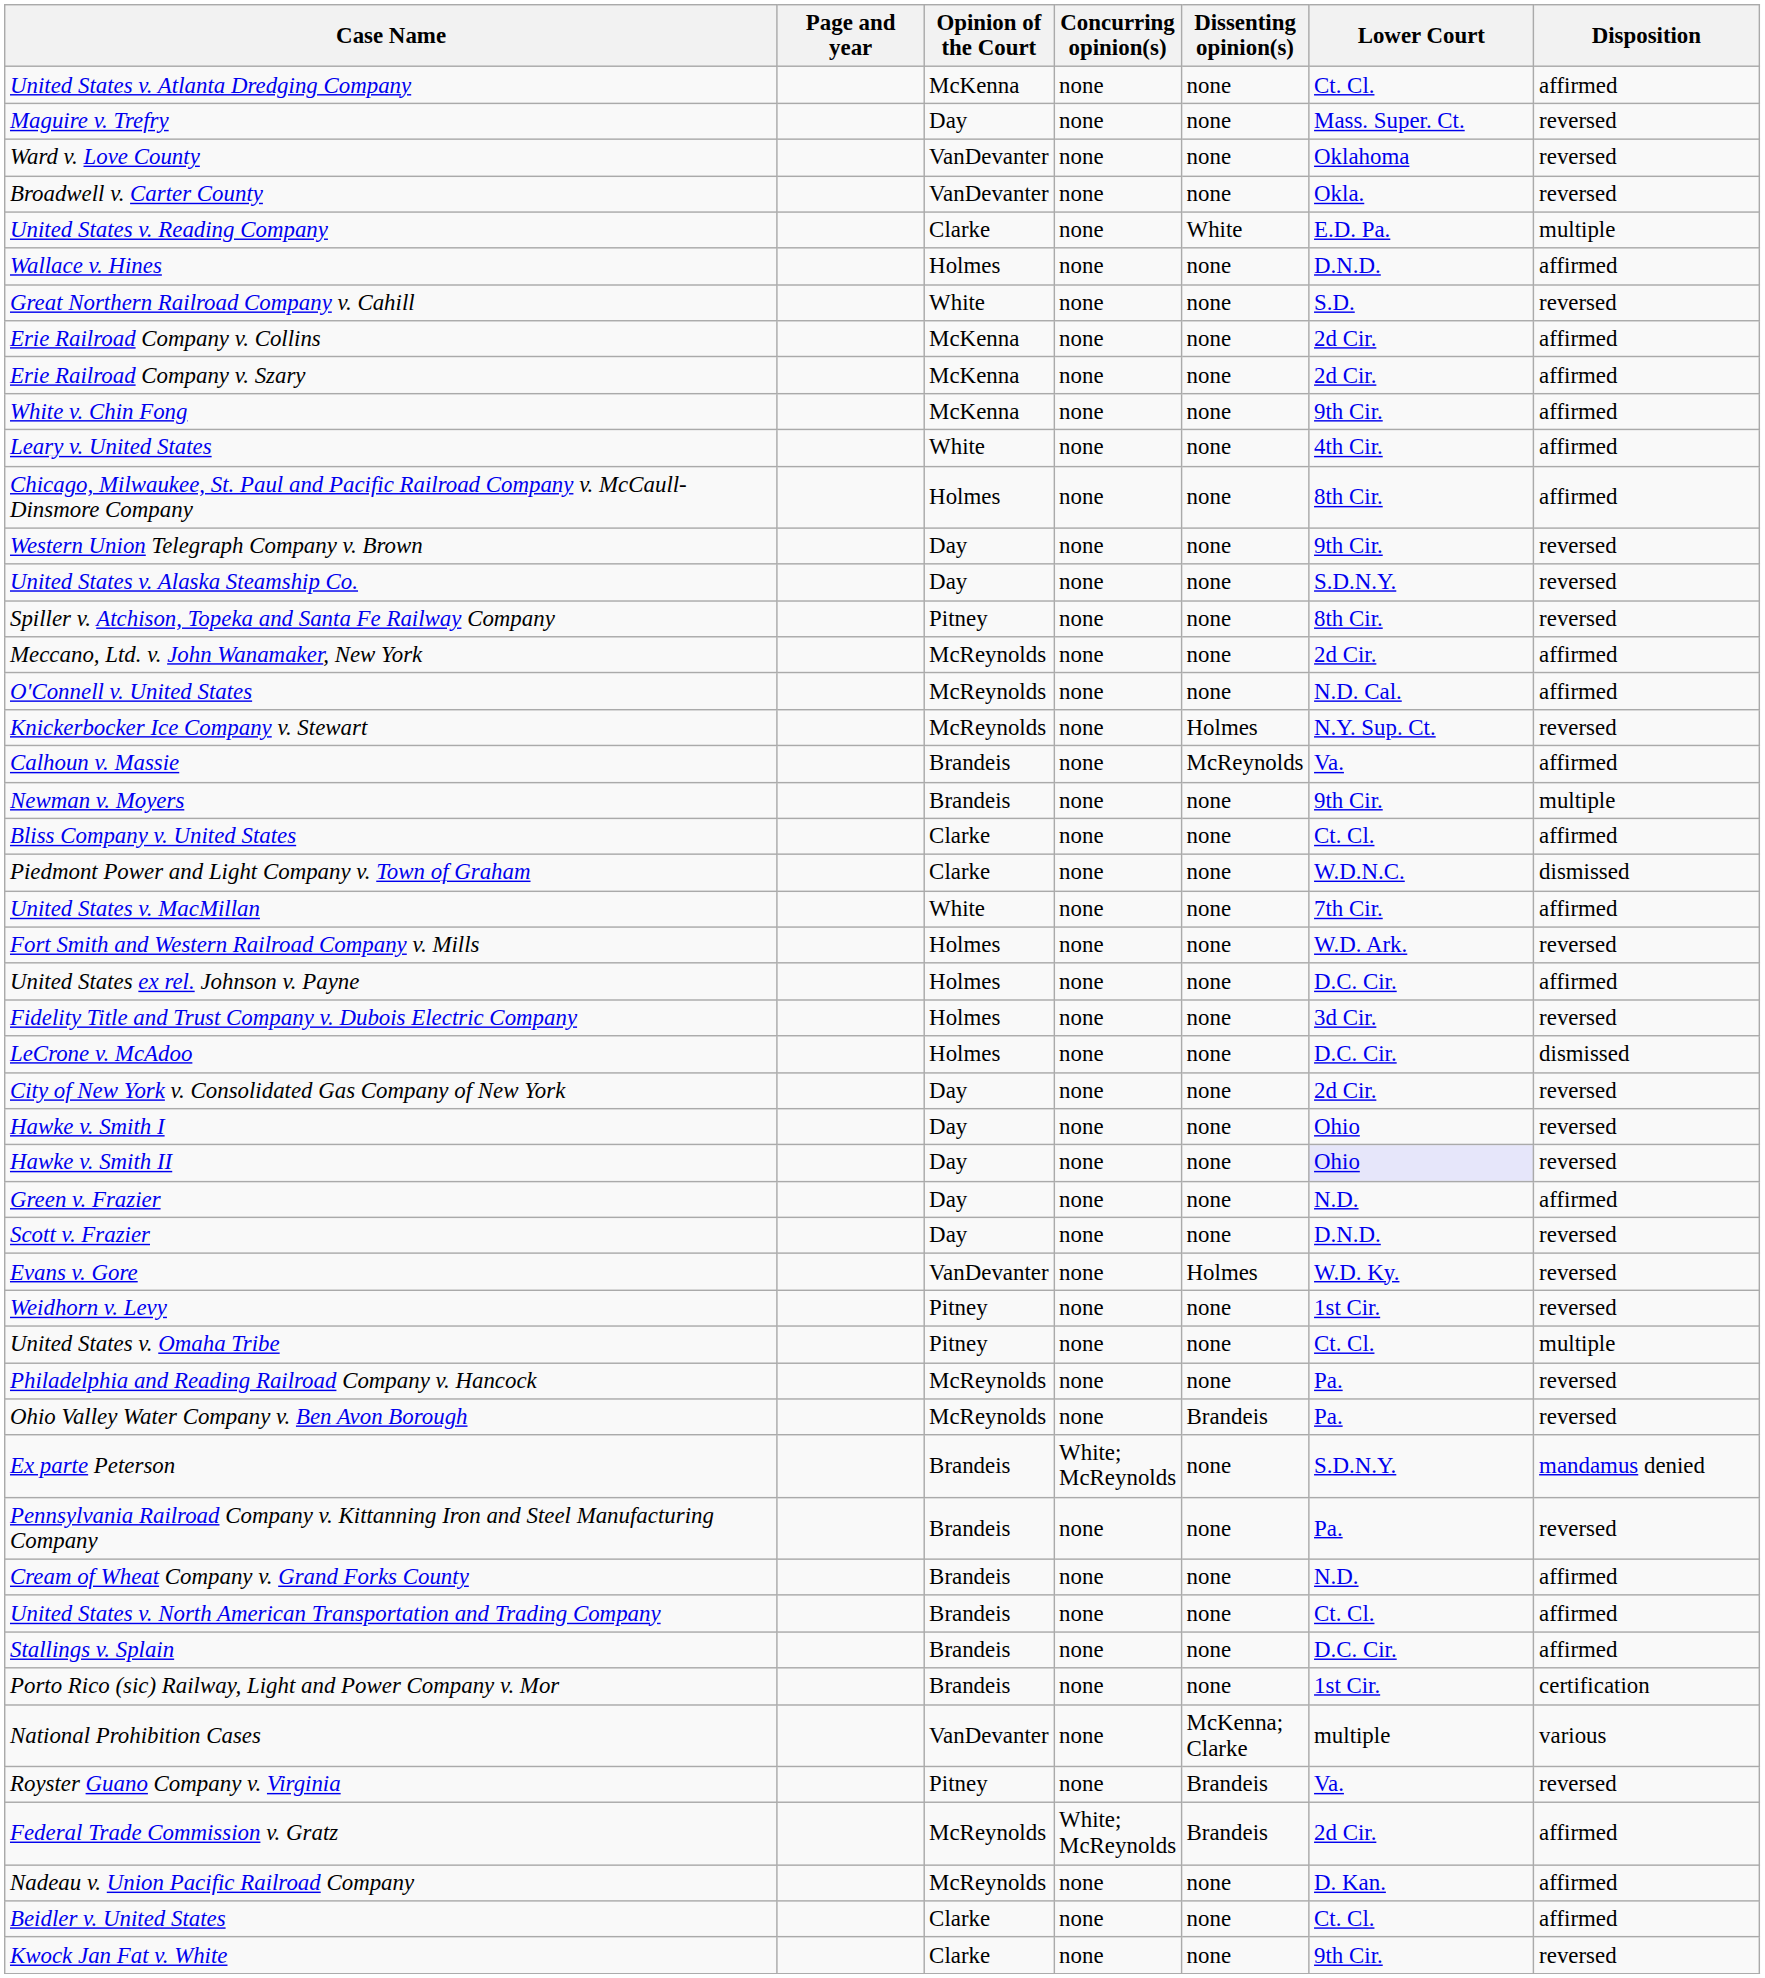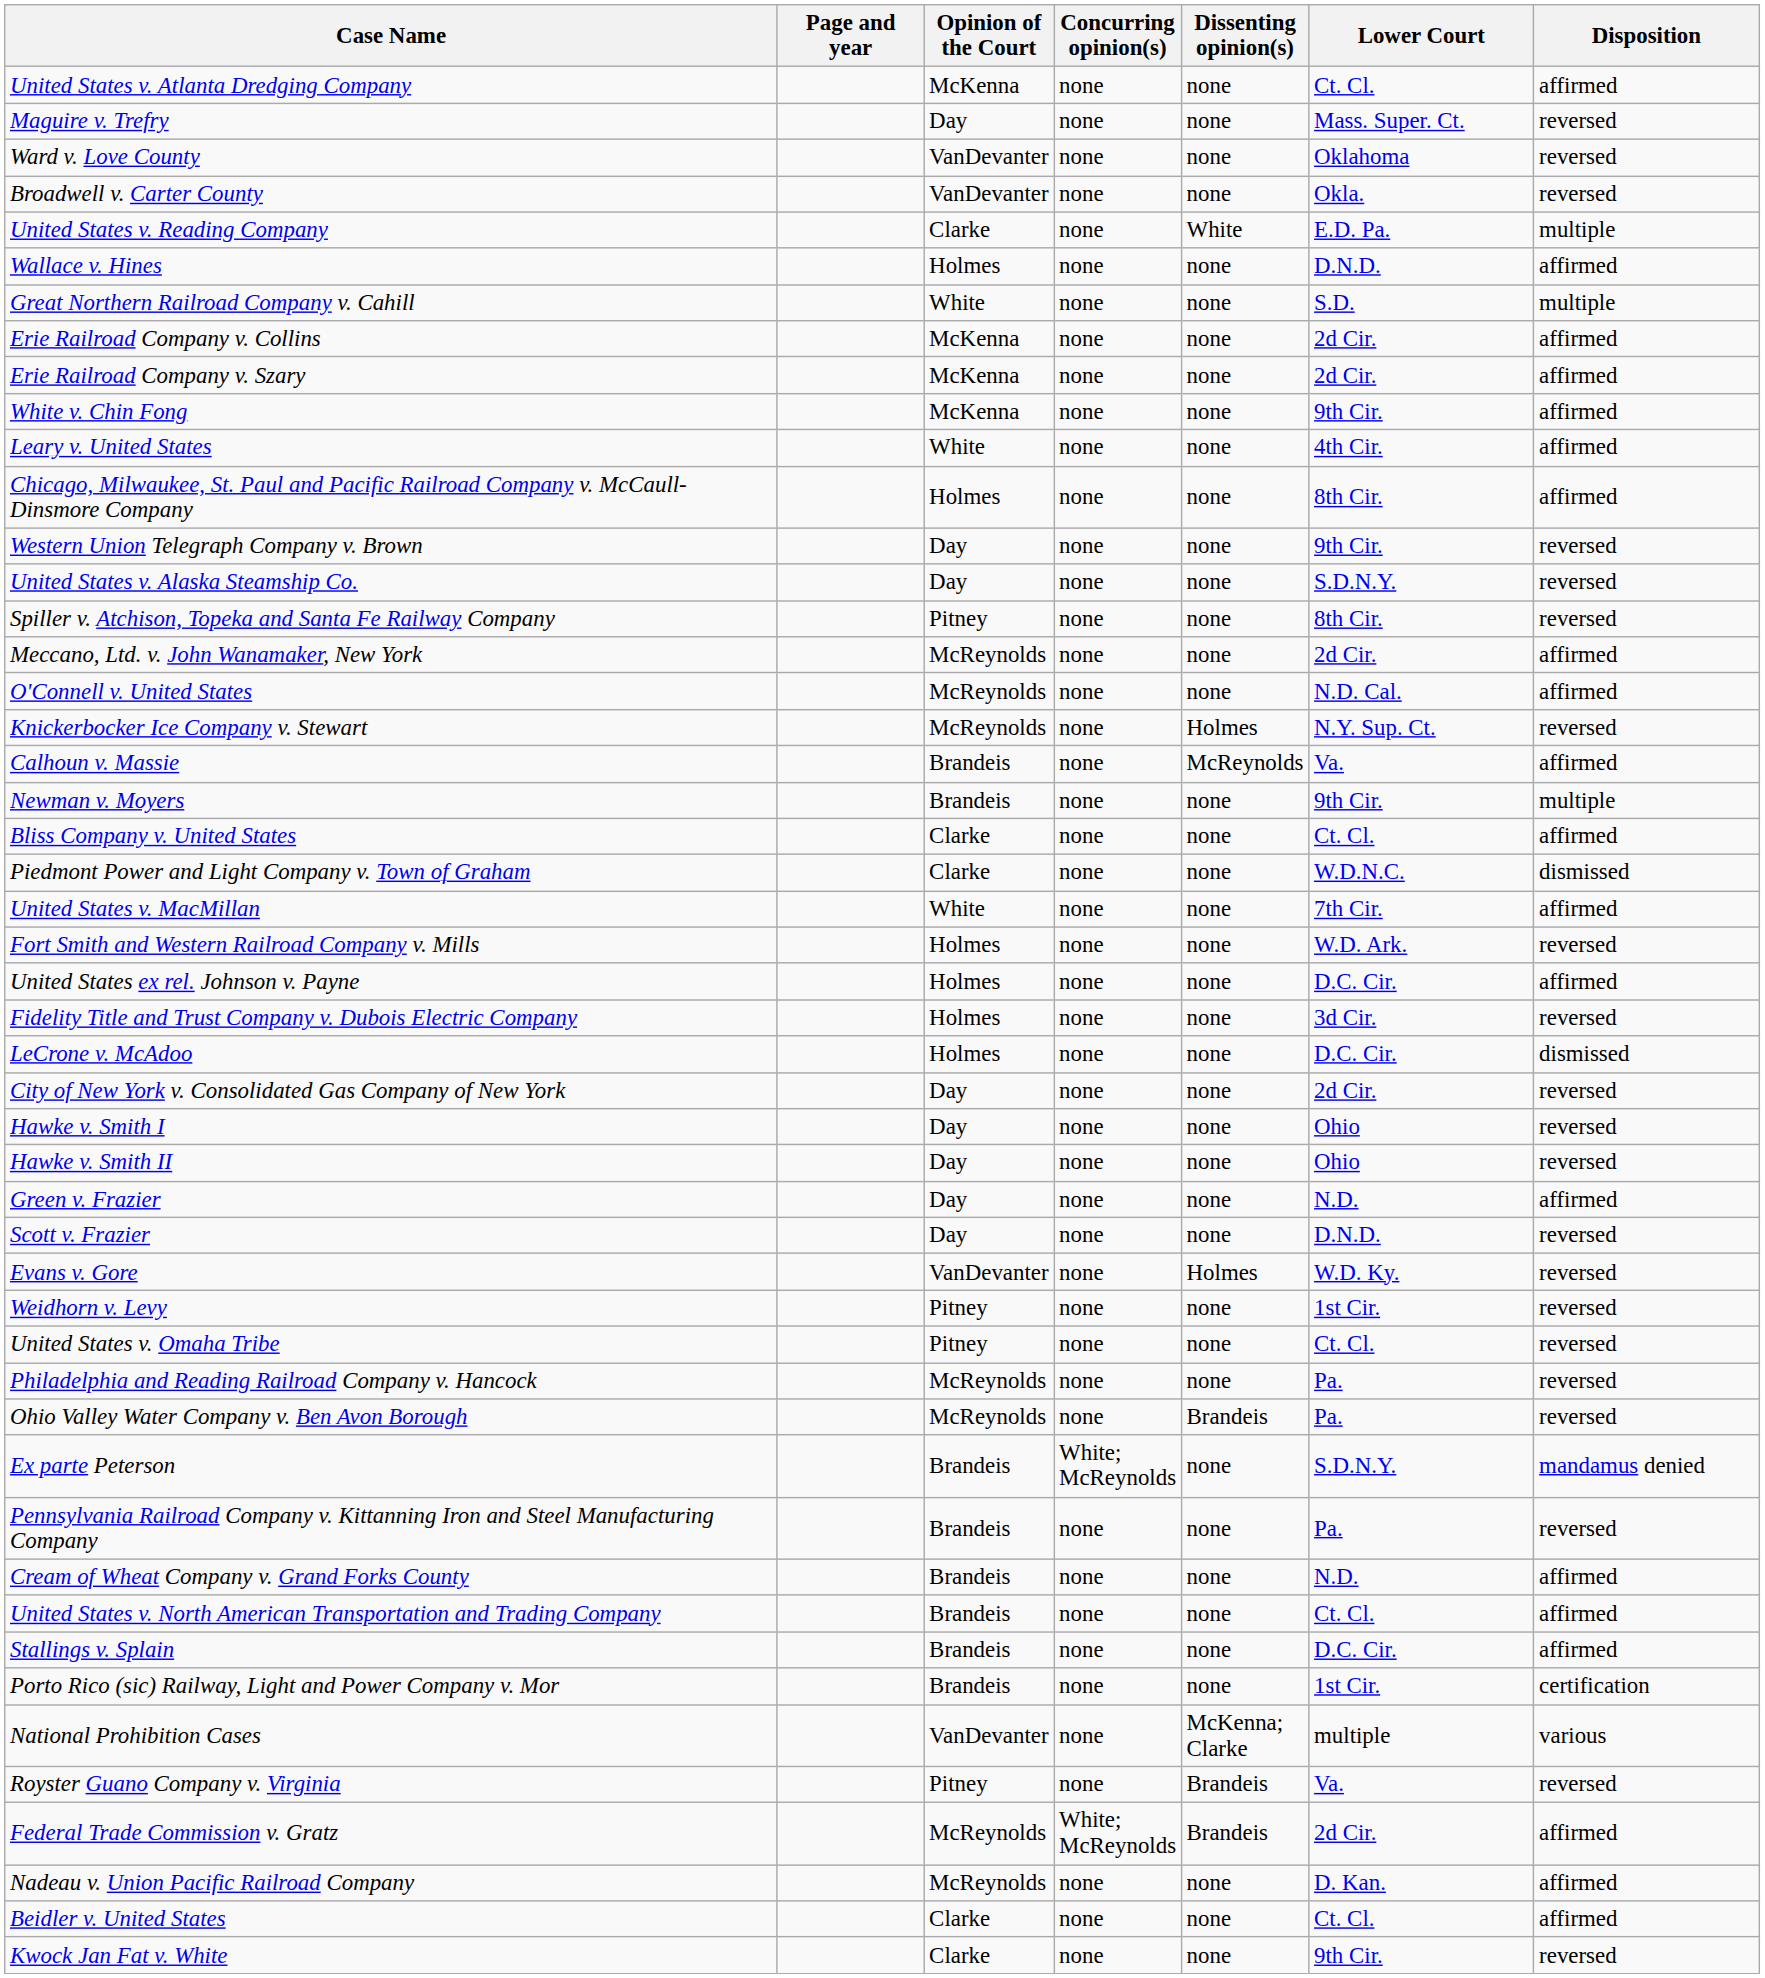(1578, 302) reversed -> (1577, 302) multiple
(1337, 1162) lavender background -> (1337, 1162) no background
(1577, 1344) multiple -> (1578, 1344) reversed
